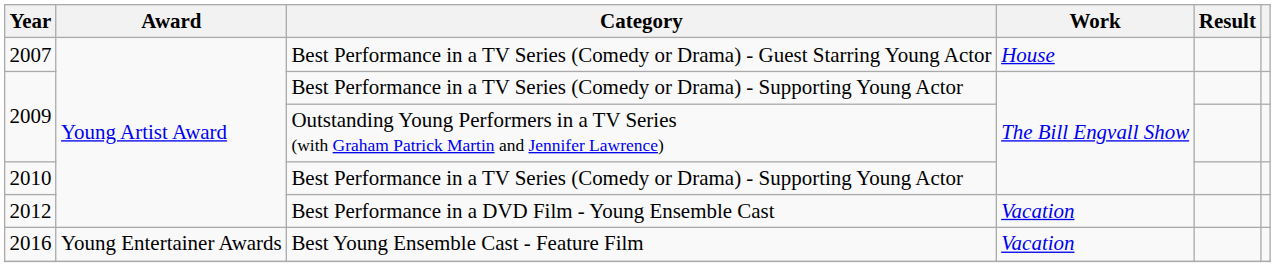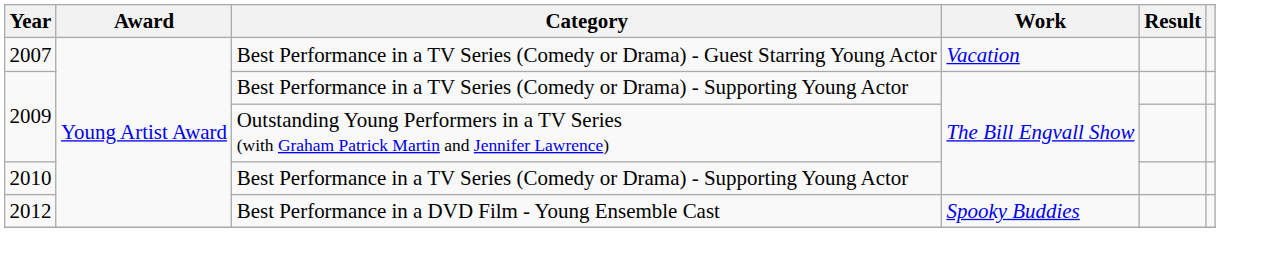(1028, 54) House -> (983, 54) Vacation
(1038, 210) Vacation -> (1013, 210) Spooky Buddies
- row: (30, 244)
